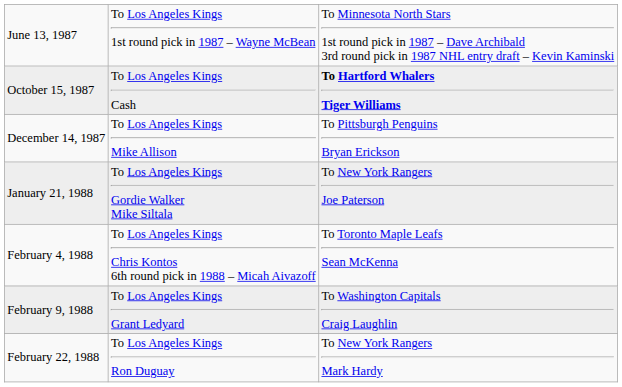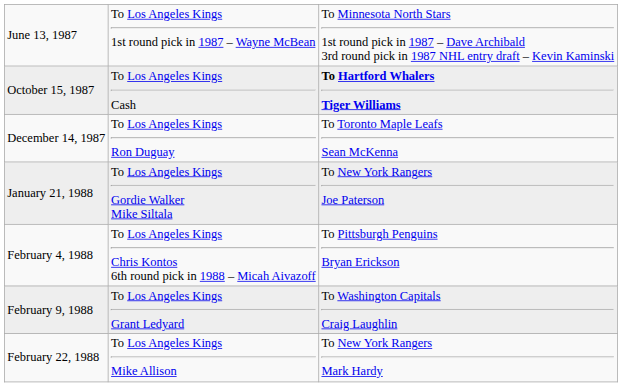(213, 138) To Los Angeles Kings Mike Allison -> (213, 138) To Los Angeles Kings Ron Duguay
(468, 138) To Pittsburgh Penguins Bryan Erickson -> (468, 138) To Toronto Maple Leafs Sean McKenna
(468, 248) To Toronto Maple Leafs Sean McKenna -> (468, 248) To Pittsburgh Penguins Bryan Erickson
(213, 357) To Los Angeles Kings Ron Duguay -> (213, 357) To Los Angeles Kings Mike Allison
